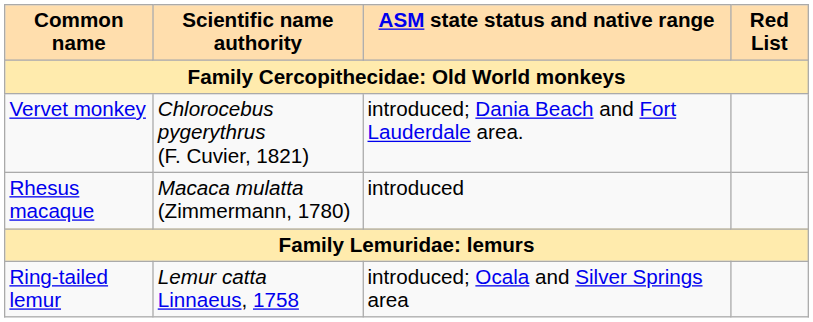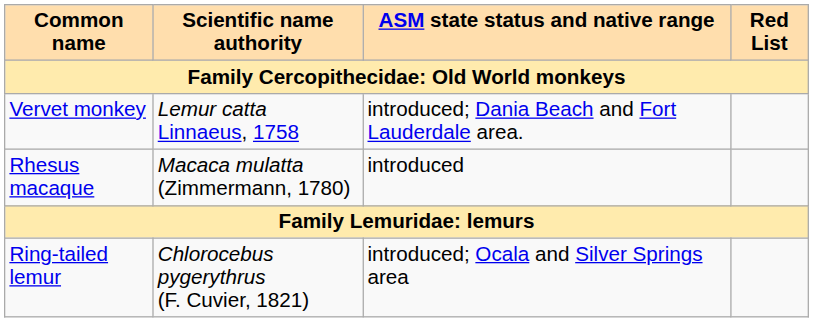(233, 132) Chlorocebus pygerythrus (F. Cuvier, 1821) -> (228, 121) Lemur catta Linnaeus, 1758
(228, 289) Lemur catta Linnaeus, 1758 -> (233, 277) Chlorocebus pygerythrus (F. Cuvier, 1821)
